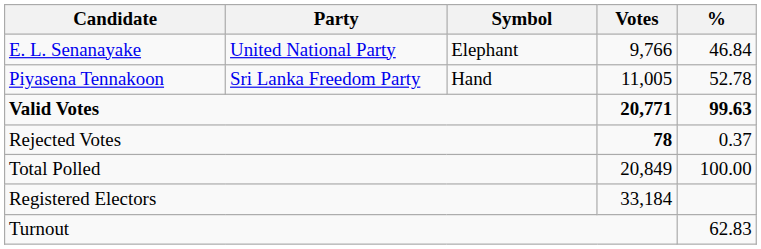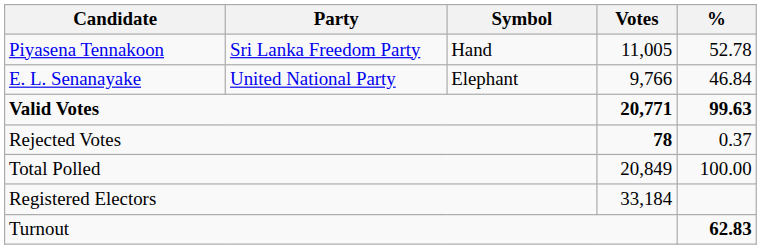rows swapped: (86, 79) <-> (75, 49)
(731, 229) normal -> (731, 229) bold
